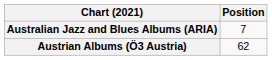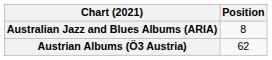(243, 30) 7 -> (243, 30) 8
